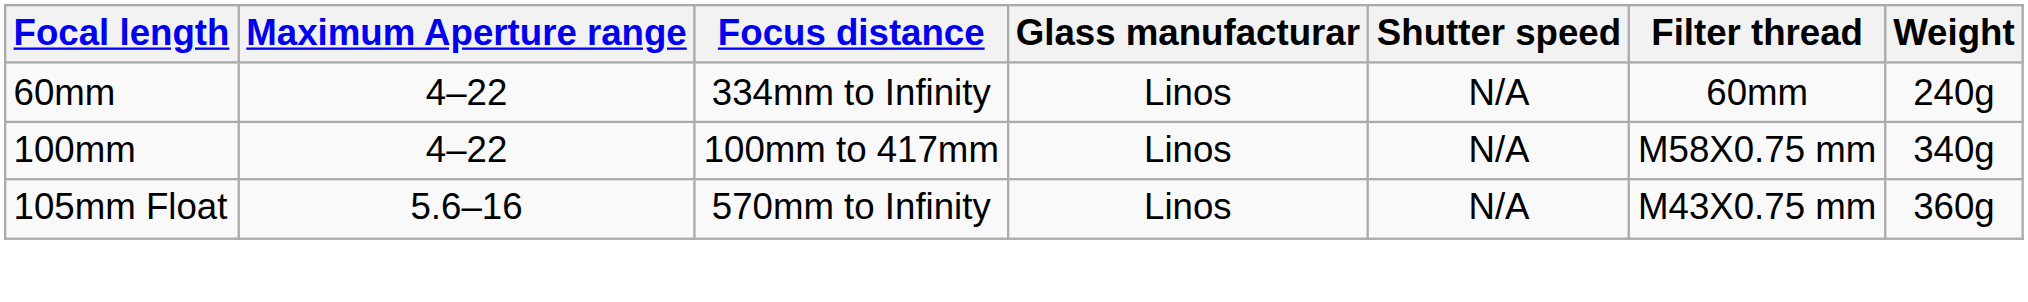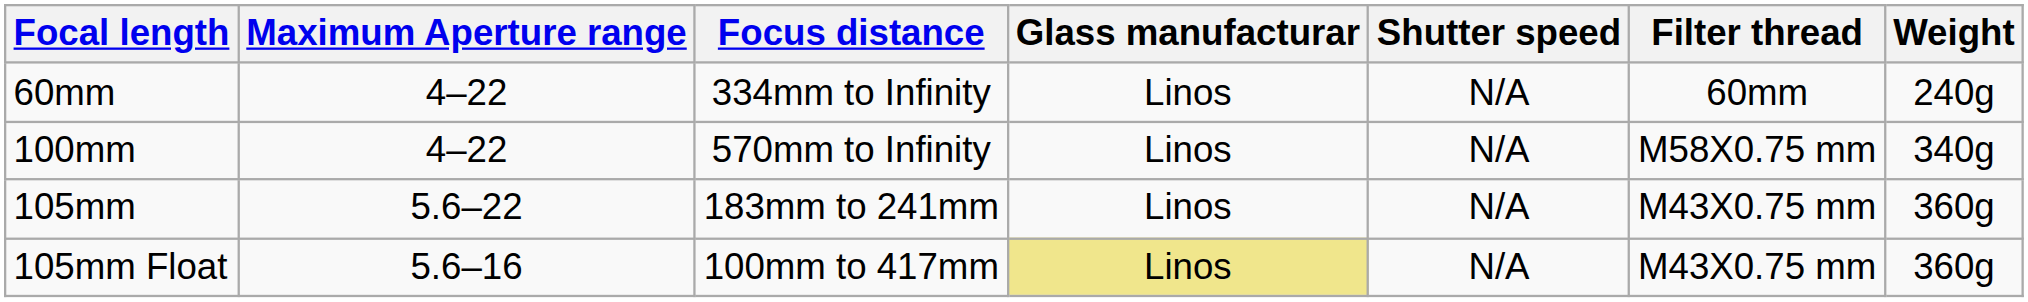(851, 149) 100mm to 417mm -> (851, 149) 570mm to Infinity
+ row: (75, 207)
(851, 207) 570mm to Infinity -> (851, 265) 100mm to 417mm
(1188, 207) no background -> (1188, 265) khaki background
